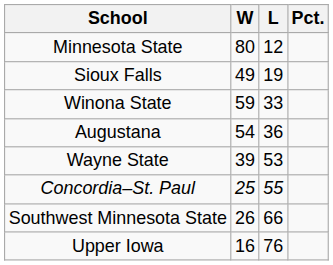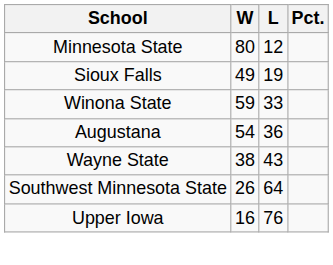(245, 160) 39 -> (245, 160) 38
(273, 160) 53 -> (273, 160) 43
- row: (118, 189)
(273, 217) 66 -> (273, 189) 64
